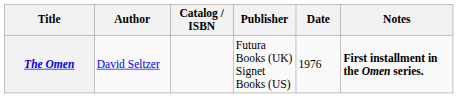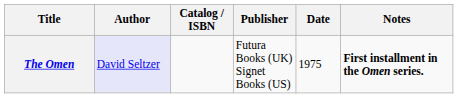(128, 64) no background -> (128, 64) lavender background
(310, 64) 1976 -> (310, 64) 1975
